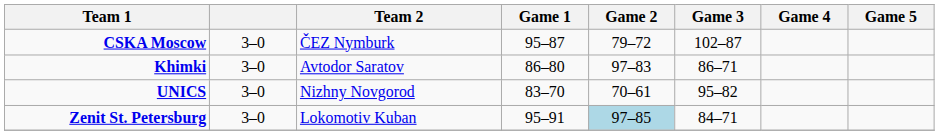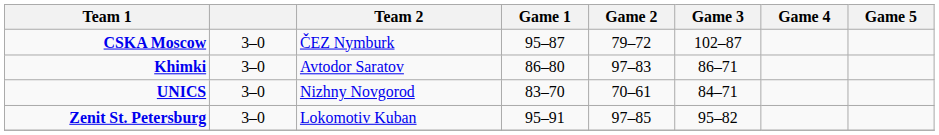(718, 92) 95–82 -> (718, 92) 84–71
(631, 117) lightblue background -> (631, 117) no background
(718, 117) 84–71 -> (718, 117) 95–82
